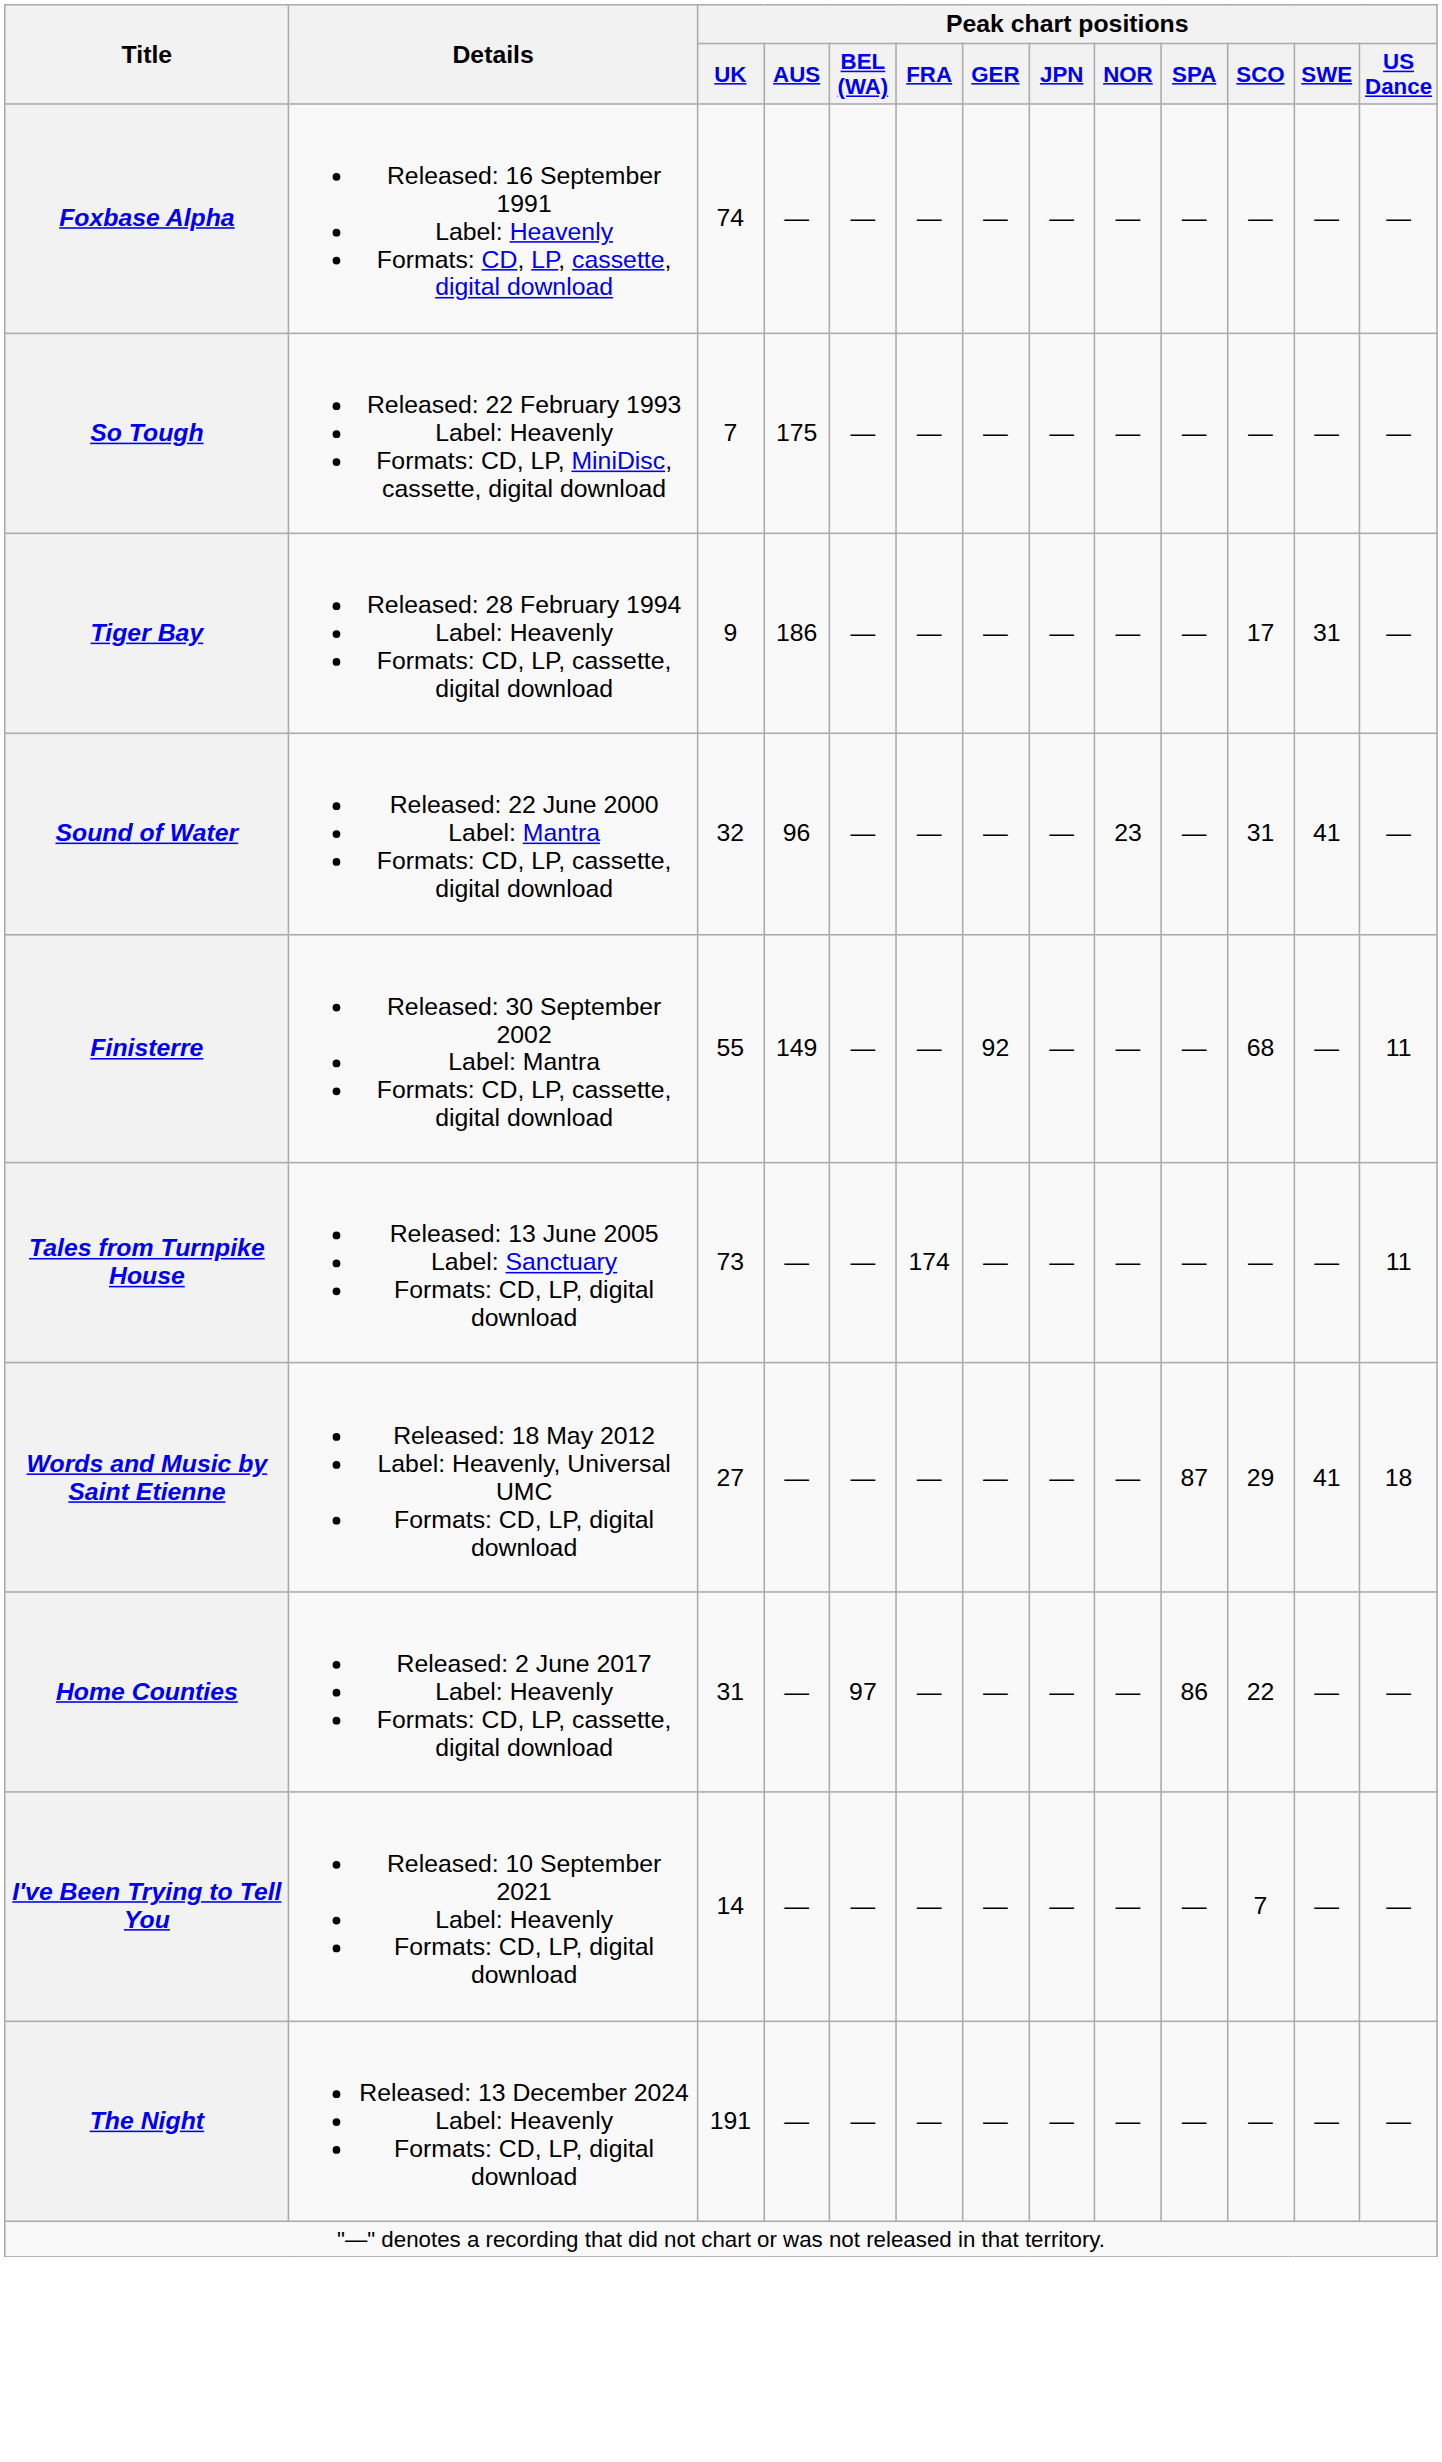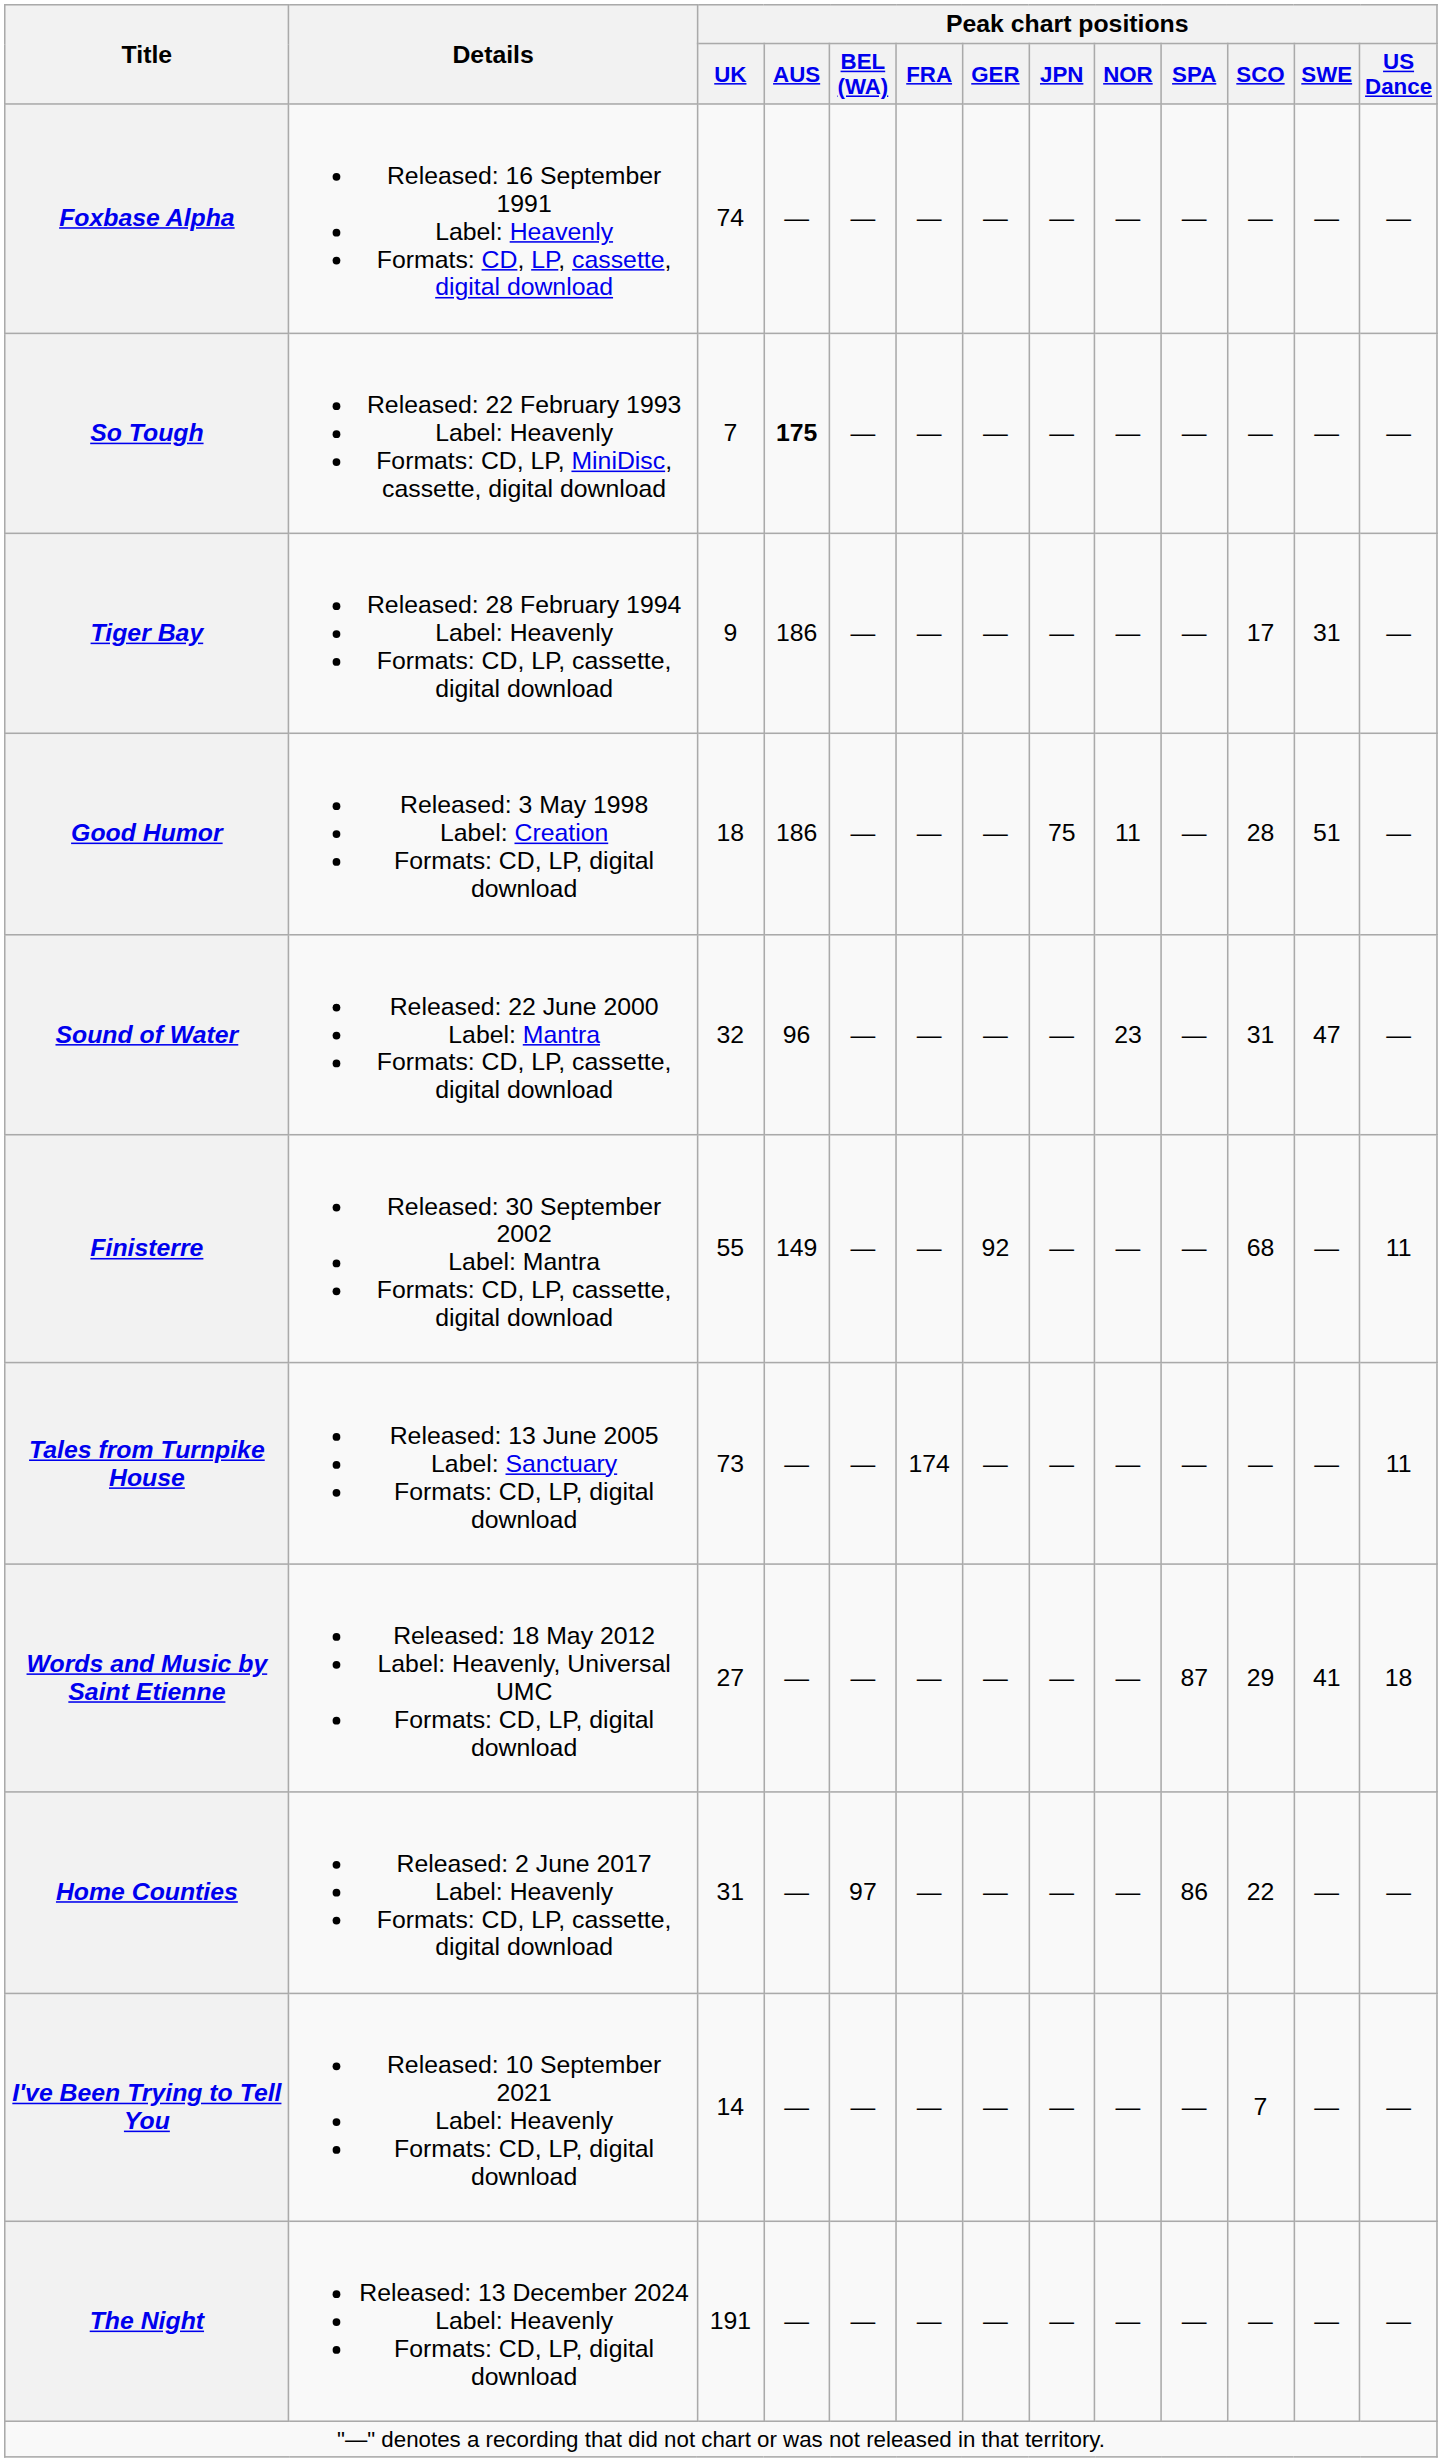(797, 432) normal -> (797, 432) bold
+ row: (147, 833)
(1327, 833) 41 -> (1327, 1034) 47
